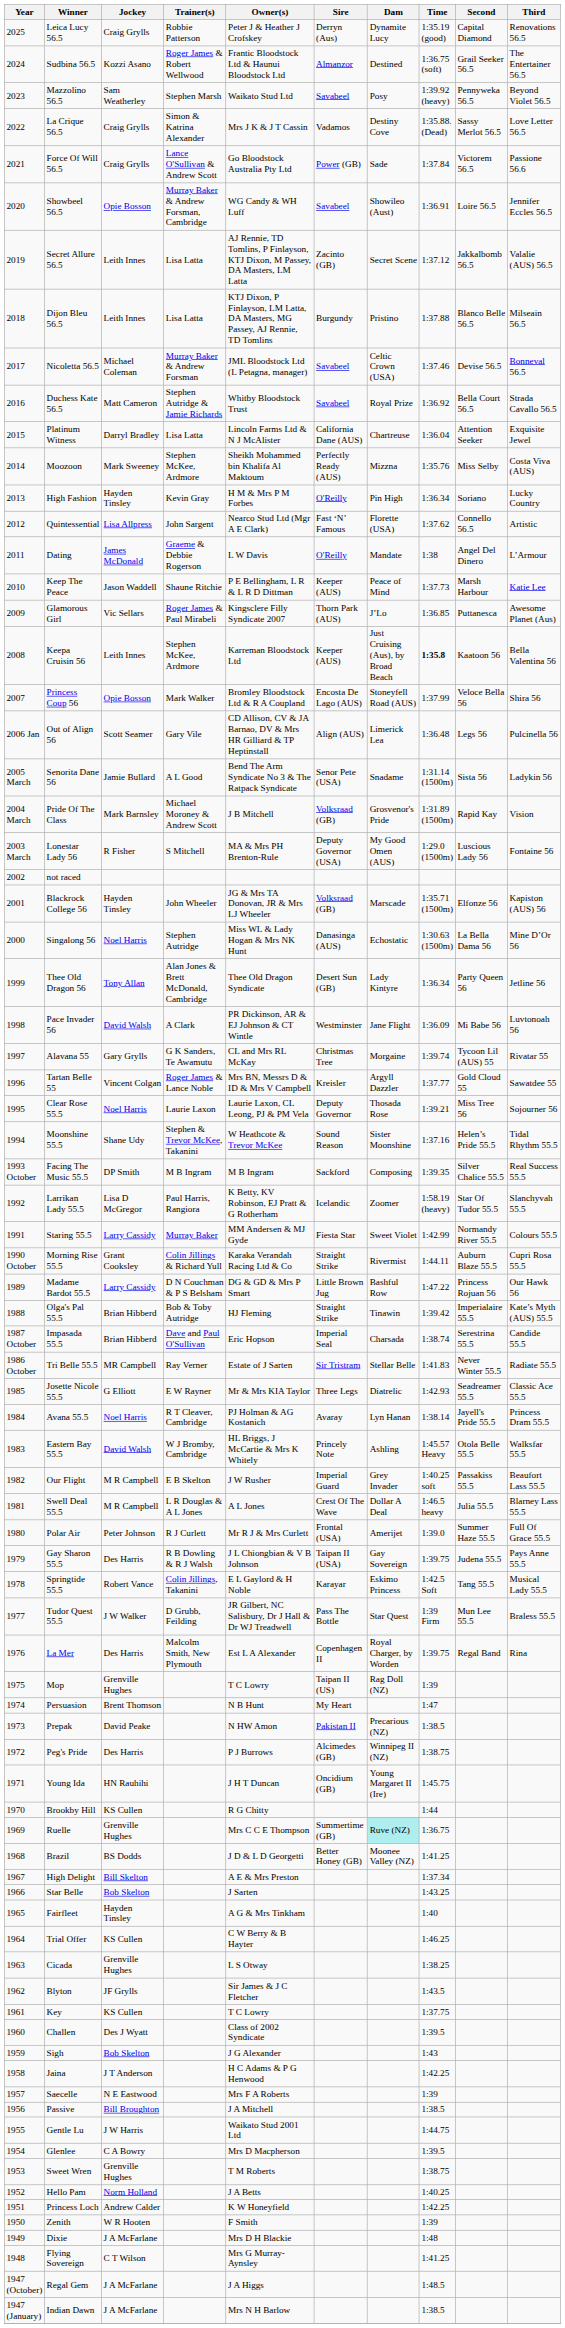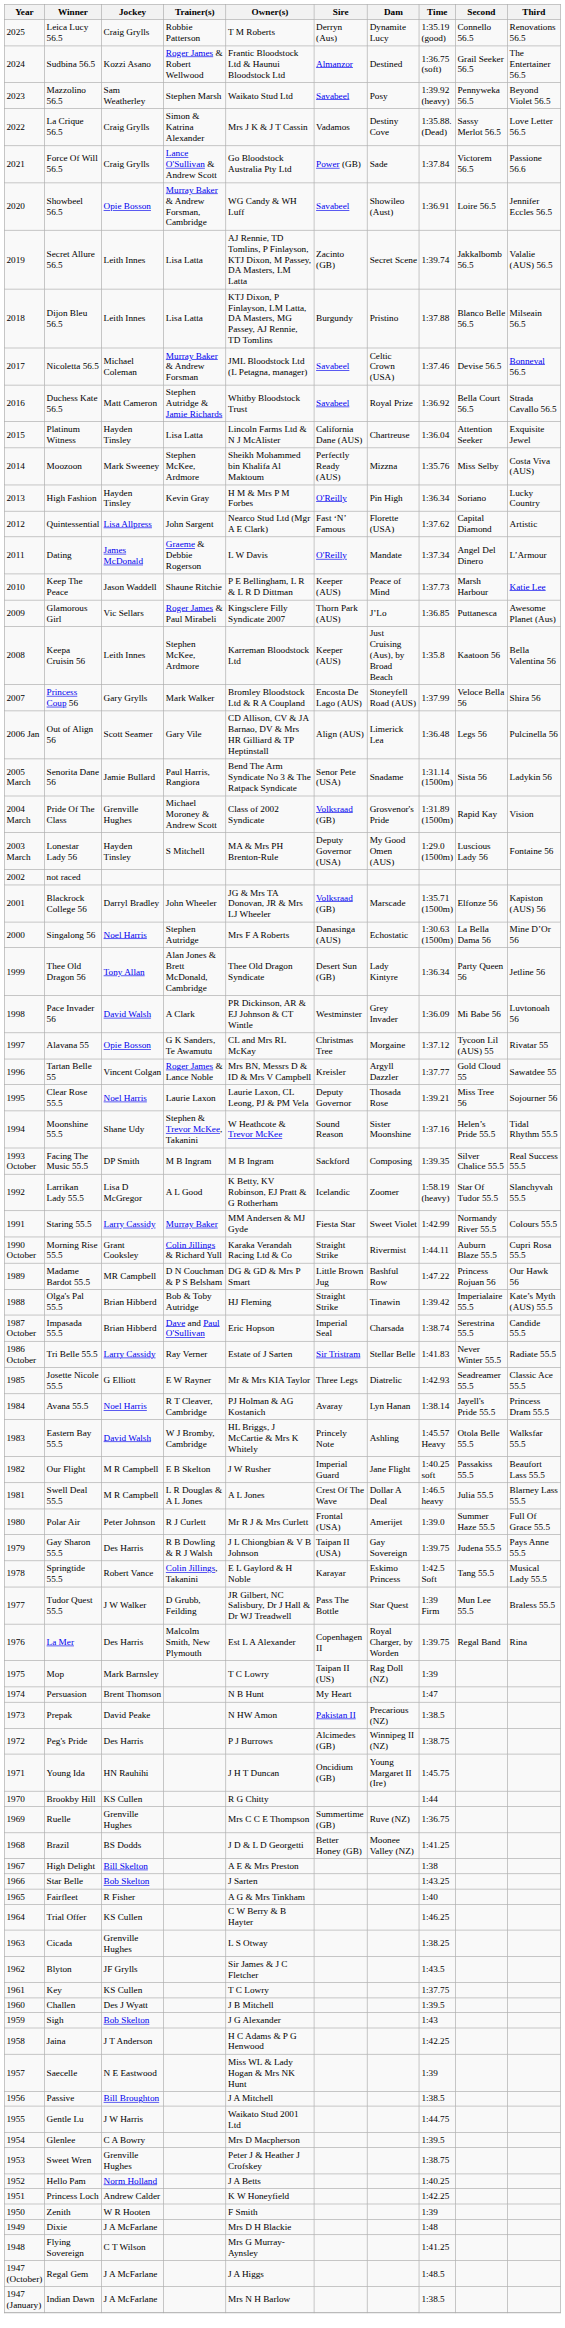(264, 33) Peter J & Heather J Crofskey -> (252, 33) T M Roberts
(475, 33) Capital Diamond -> (474, 33) Connello 56.5
(435, 260) 1:37.12 -> (435, 260) 1:39.74
(131, 435) Darryl Bradley -> (118, 435) Hayden Tinsley
(474, 524) Connello 56.5 -> (475, 524) Capital Diamond
(430, 556) 1:38 -> (435, 556) 1:37.34
(433, 656) bold -> (433, 656) normal
(127, 698) Opie Bosson -> (125, 698) Gary Grylls
(184, 777) A L Good -> (188, 777) Paul Harris, Rangiora
(131, 814) Mark Barnsley -> (121, 814) Grenville Hughes
(251, 814) J B Mitchell -> (253, 814) Class of 2002 Syndicate
(119, 851) R Fisher -> (118, 851) Hayden Tinsley
(118, 903) Hayden Tinsley -> (131, 903) Darryl Bradley
(261, 940) Miss WL & Lady Hogan & Mrs NK Hunt -> (259, 935) Mrs F A Roberts
(390, 1025) Jane Flight -> (384, 1014) Grey Invader
(125, 1057) Gary Grylls -> (127, 1046) Opie Bosson
(435, 1057) 1:39.74 -> (435, 1046) 1:37.12
(188, 1203) Paul Harris, Rangiora -> (184, 1192) A L Good
(130, 1287) Larry Cassidy -> (130, 1276) MR Campbell
(130, 1365) MR Campbell -> (130, 1354) Larry Cassidy
(384, 1480) Grey Invader -> (390, 1470) Jane Flight
(121, 1685) Grenville Hughes -> (131, 1674) Mark Barnsley
(390, 1830) paleturquoise background -> (390, 1820) no background
(435, 1877) 1:37.34 -> (430, 1866) 1:38
(118, 1913) Hayden Tinsley -> (119, 1897) R Fisher
(253, 2032) Class of 2002 Syndicate -> (251, 2005) J B Mitchell
(259, 2094) Mrs F A Roberts -> (261, 2073) Miss WL & Lady Hogan & Mrs NK Hunt
(252, 2172) T M Roberts -> (264, 2161) Peter J & Heather J Crofskey
